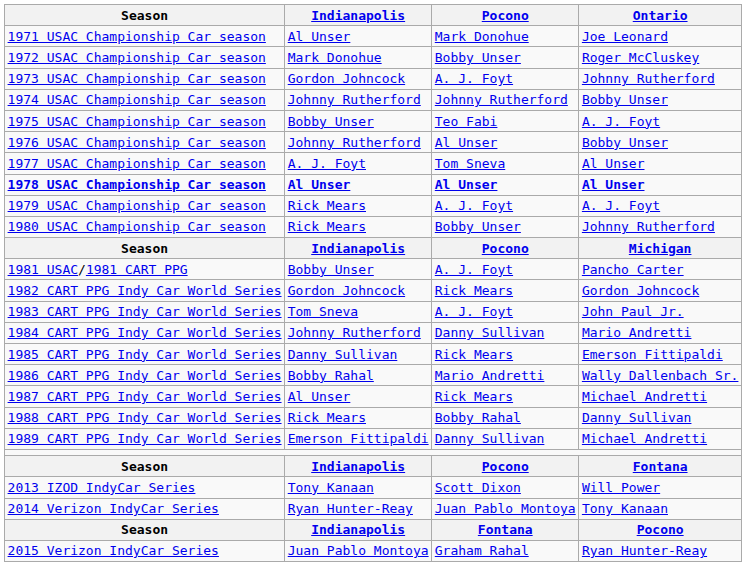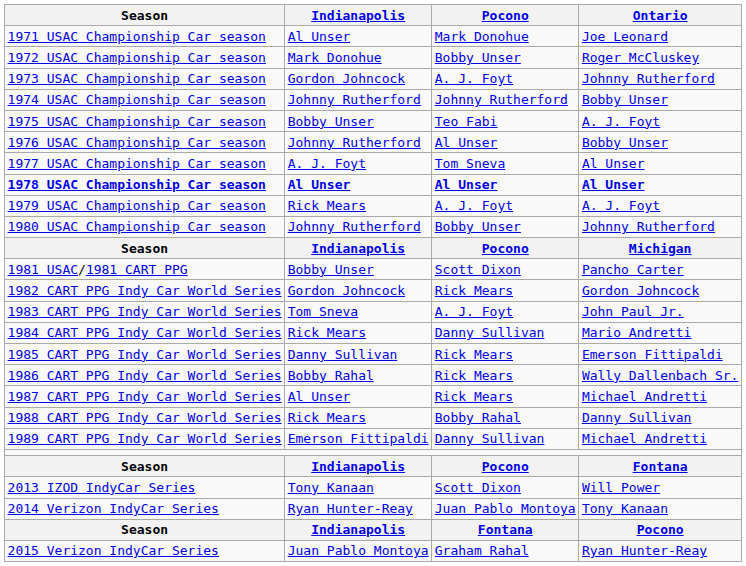(327, 227) Rick Mears -> (354, 227) Johnny Rutherford
(474, 269) A. J. Foyt -> (478, 269) Scott Dixon
(354, 333) Johnny Rutherford -> (327, 333) Rick Mears
(490, 375) Mario Andretti -> (474, 375) Rick Mears
